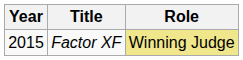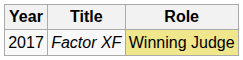(26, 42) 2015 -> (26, 42) 2017
